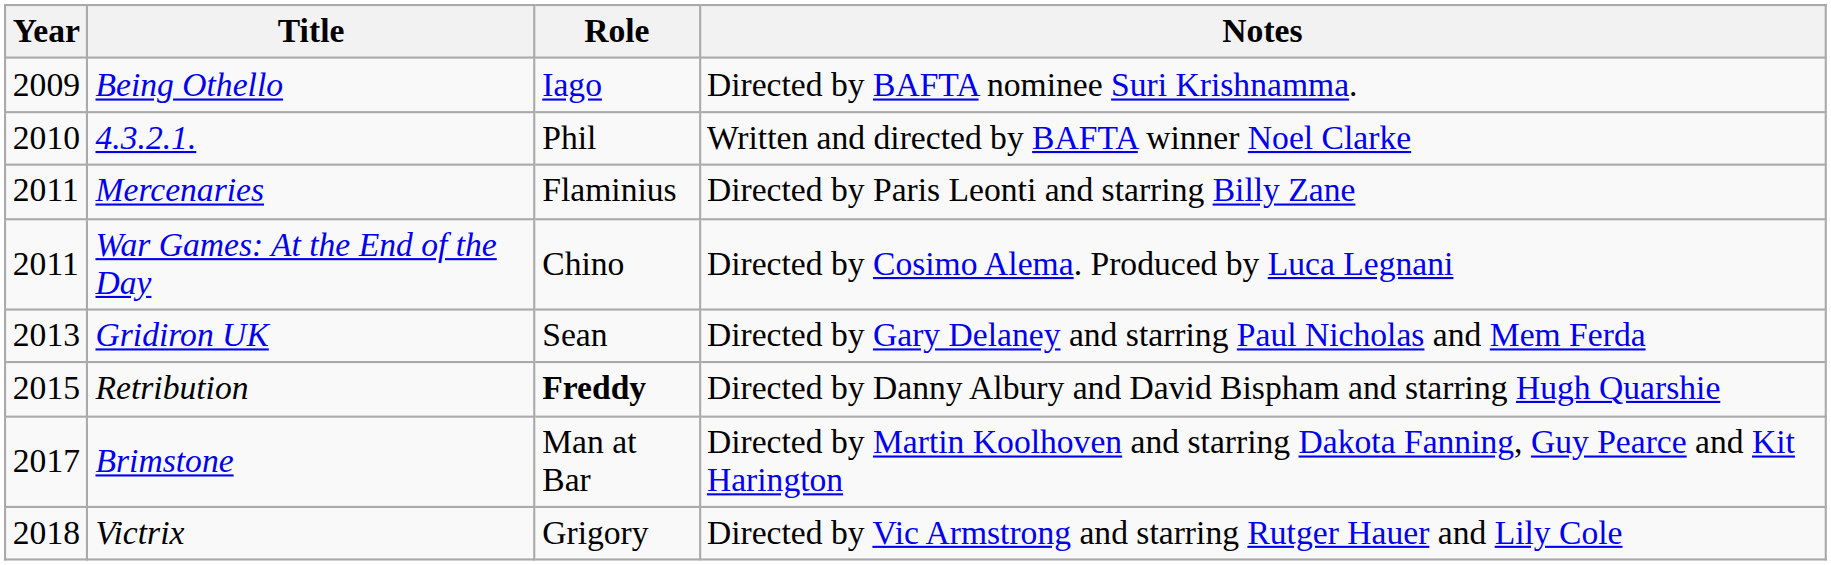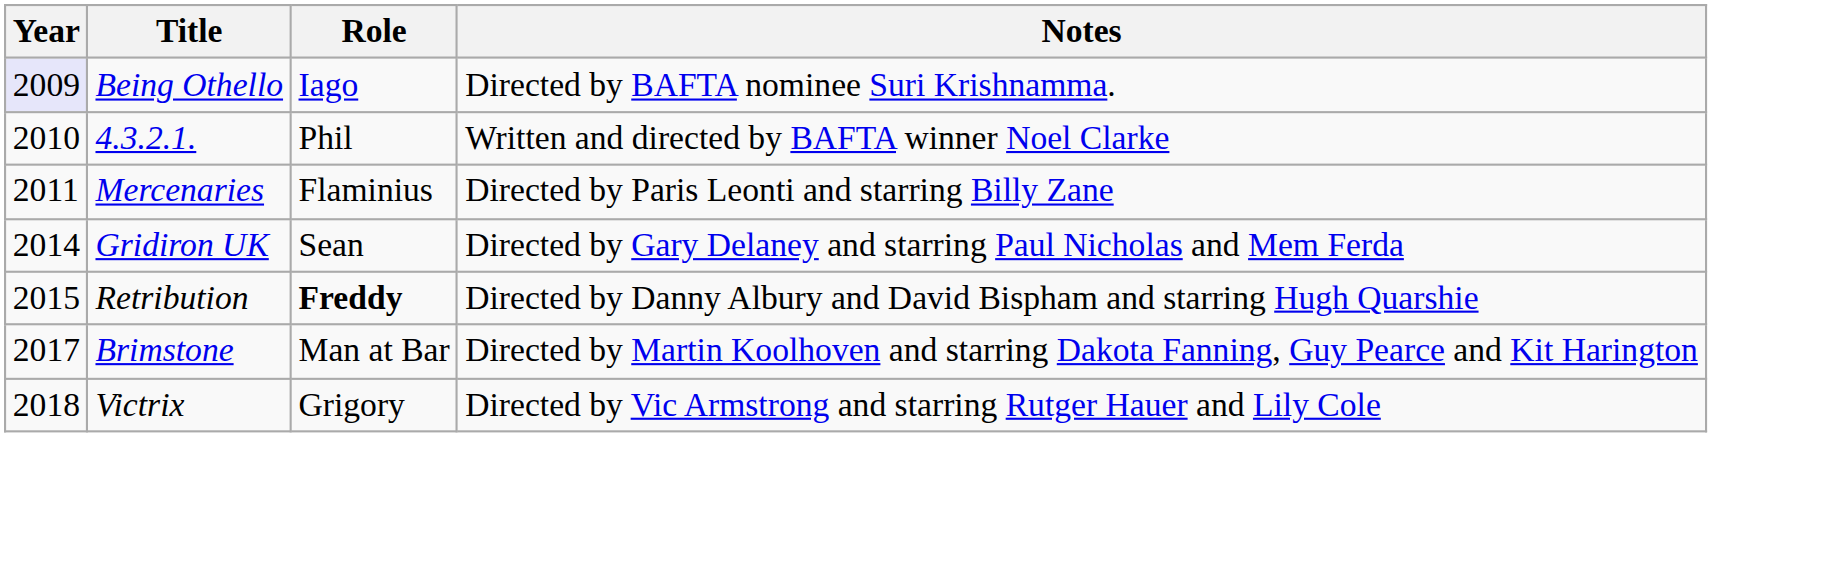(46, 84) no background -> (46, 84) lavender background
- row: (296, 263)
(46, 335) 2013 -> (46, 244) 2014
